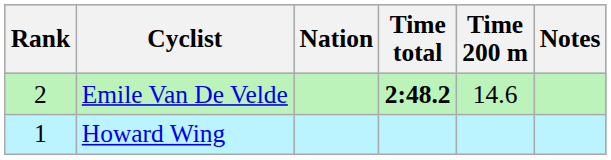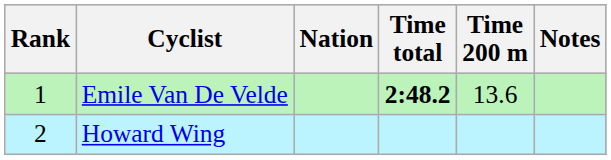(40, 93) 2 -> (40, 93) 1
(495, 93) 14.6 -> (495, 93) 13.6
(40, 133) 1 -> (40, 133) 2
